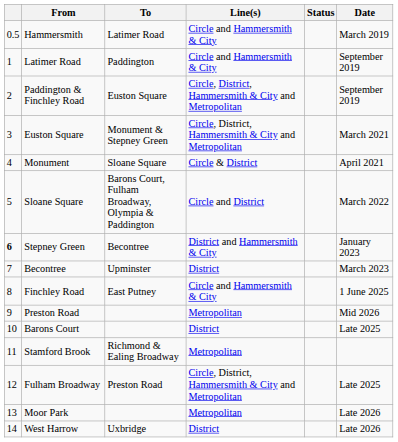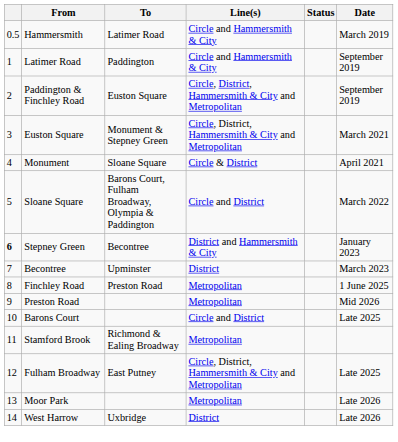(132, 291) East Putney -> (135, 285) Preston Road
(240, 291) Circle and Hammersmith & City -> (215, 285) Metropolitan
(204, 329) District -> (226, 317) Circle and District
(135, 385) Preston Road -> (132, 373) East Putney
